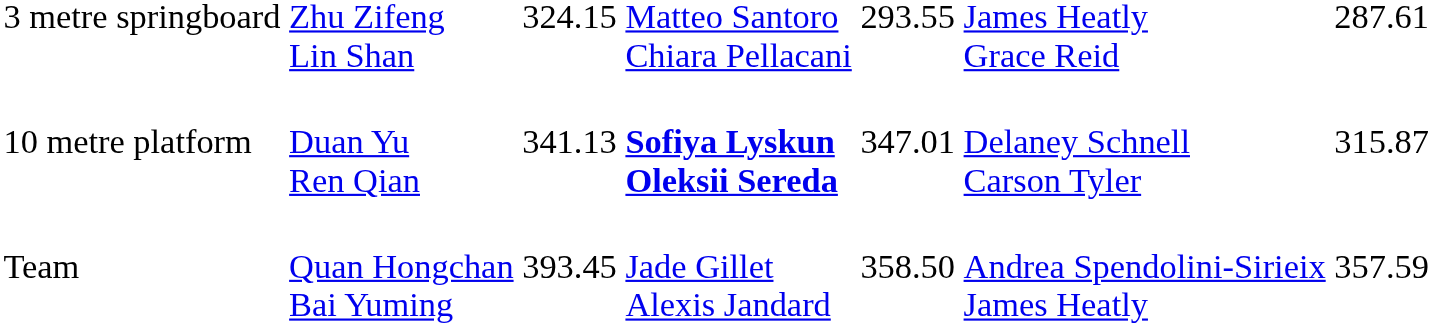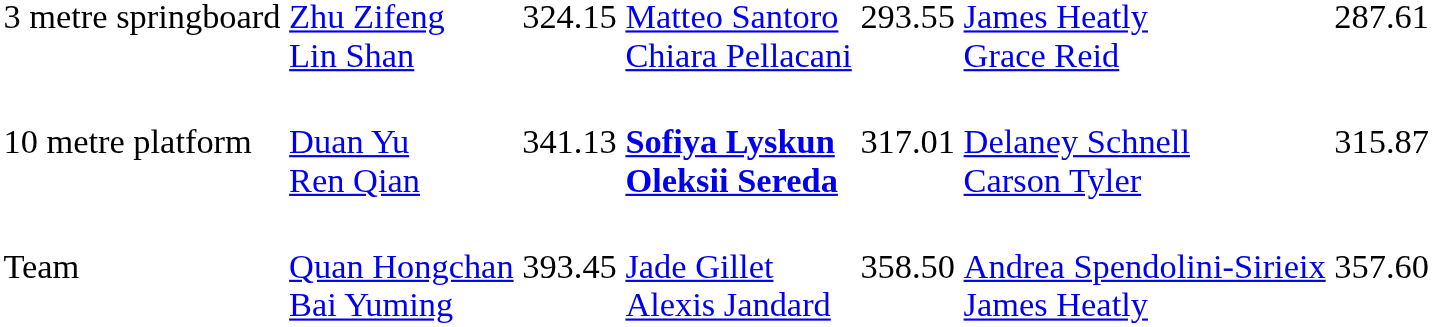(908, 141) 347.01 -> (908, 141) 317.01
(1382, 266) 357.59 -> (1382, 266) 357.60
